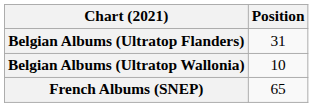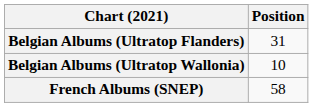(278, 89) 65 -> (278, 89) 58
